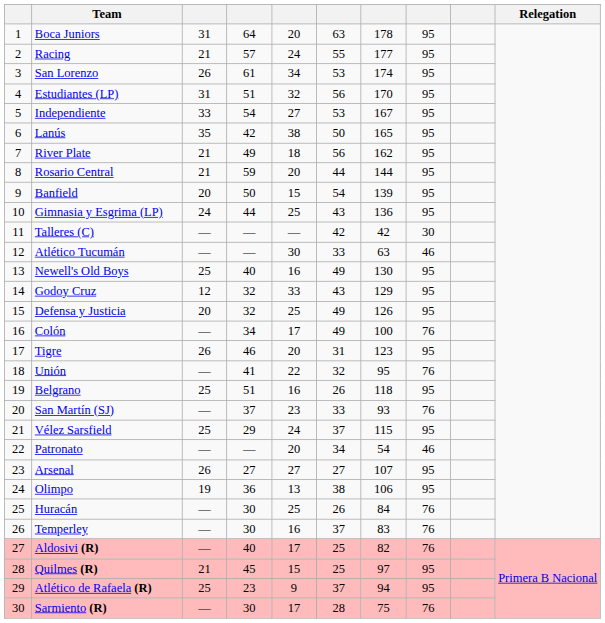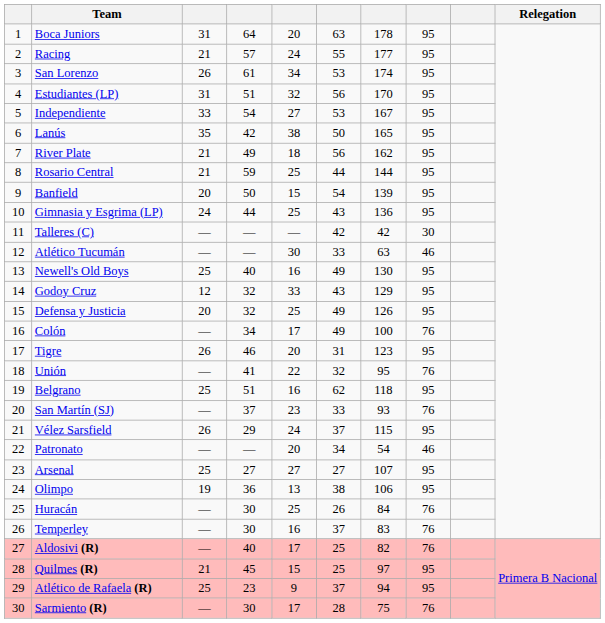(294, 172) 20 -> (294, 172) 25
(339, 390) 26 -> (339, 390) 62
(204, 430) 25 -> (204, 430) 26
(204, 469) 26 -> (204, 469) 25
